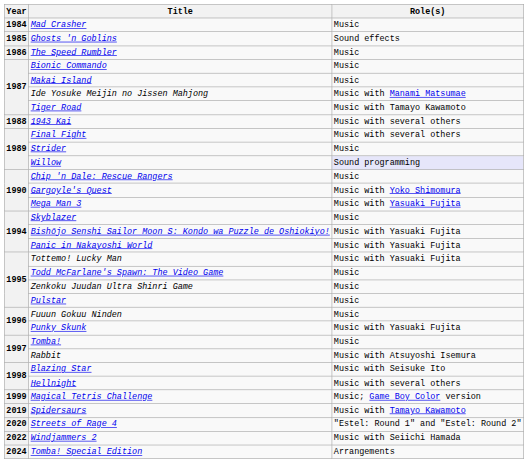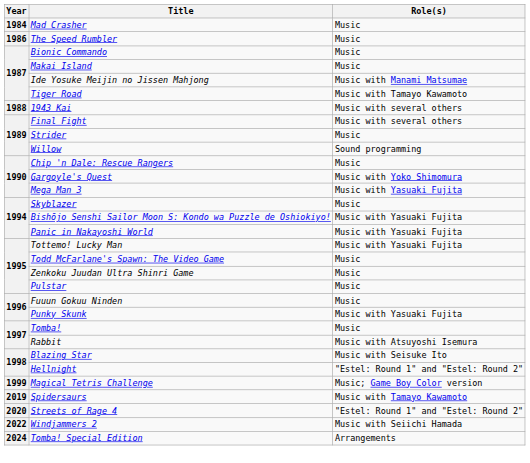- row: (74, 39)
(377, 163) lavender background -> (378, 149) no background
(397, 383) Music with several others -> (429, 369) "Estel: Round 1" and "Estel: Round 2"
